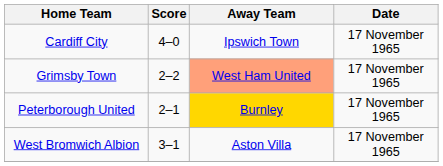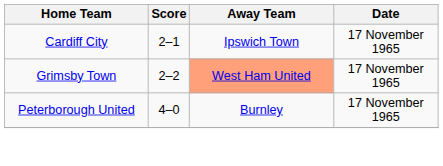(169, 41) 4–0 -> (169, 41) 2–1
(169, 110) 2–1 -> (169, 110) 4–0
(261, 110) gold background -> (261, 110) no background
- row: (76, 144)
